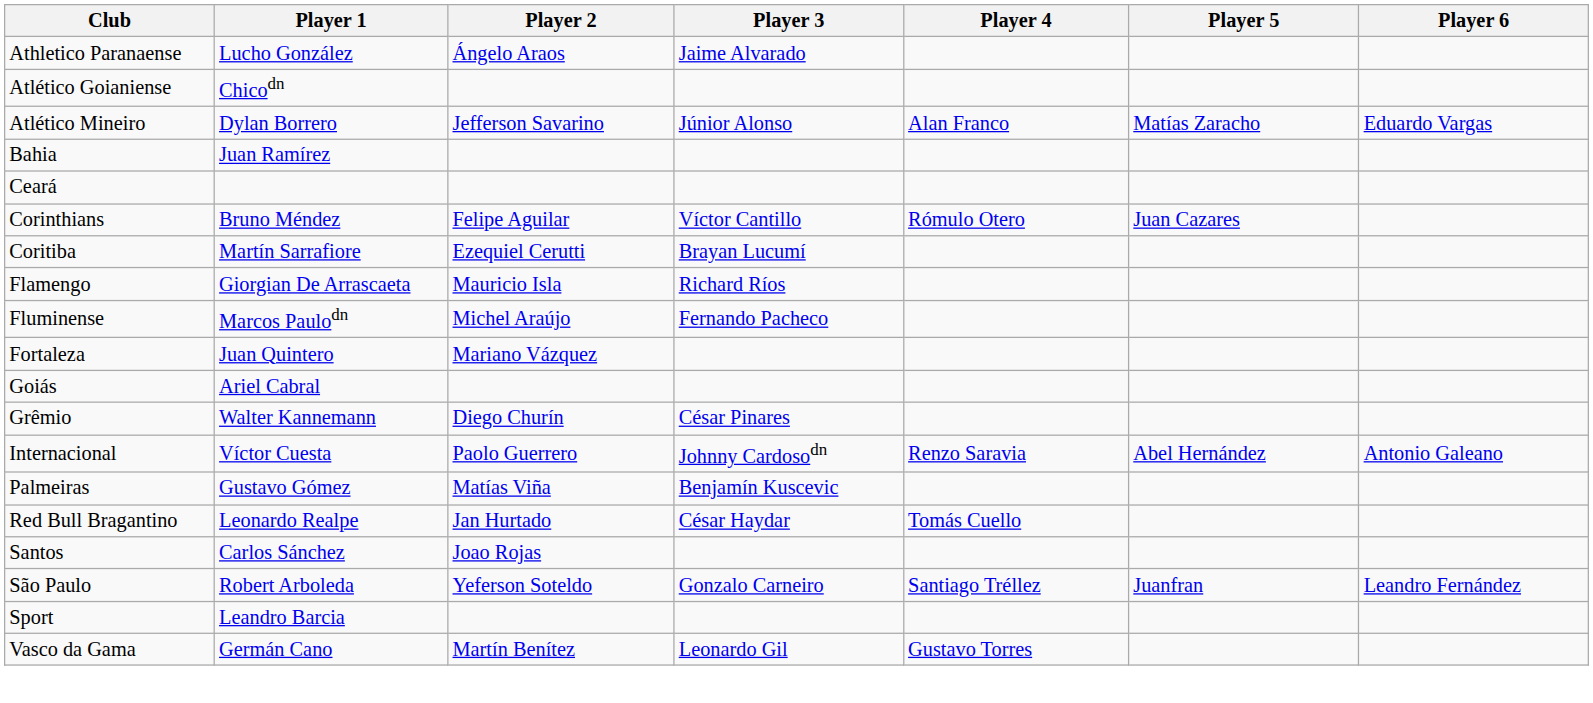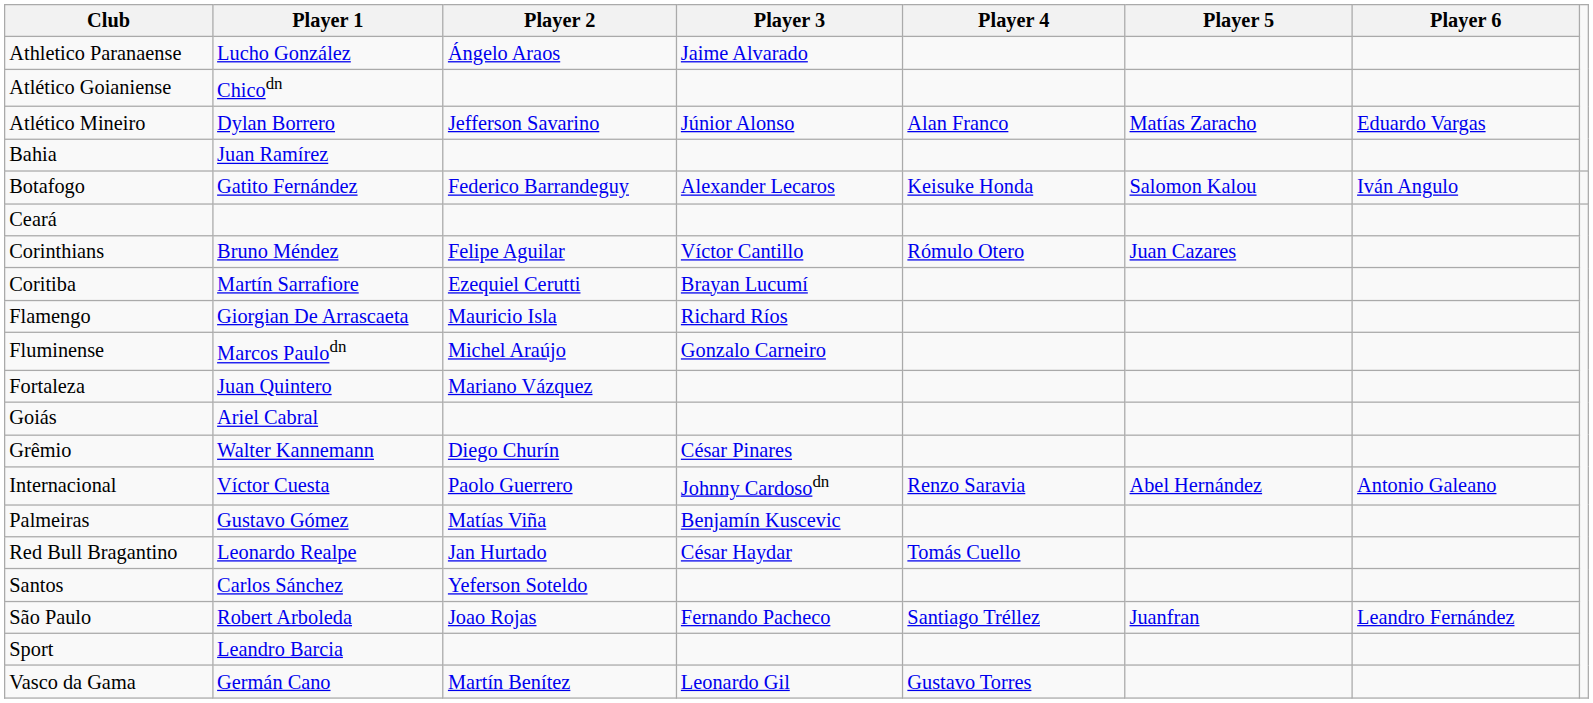+ row: (47, 187)
(754, 318) Fernando Pacheco -> (753, 351) Gonzalo Carneiro
(497, 552) Joao Rojas -> (518, 584) Yeferson Soteldo
(522, 584) Yeferson Soteldo -> (492, 617) Joao Rojas
(751, 584) Gonzalo Carneiro -> (756, 617) Fernando Pacheco
